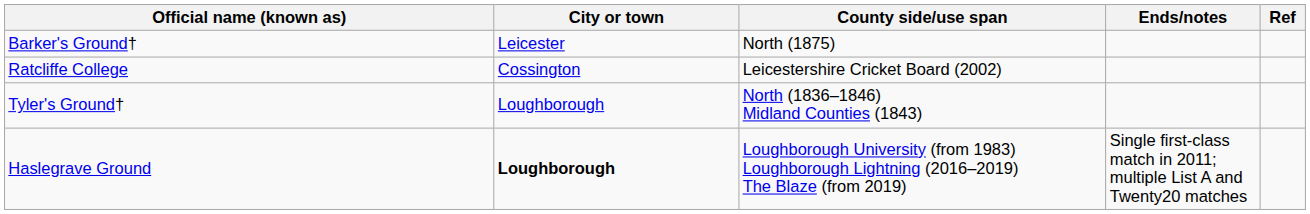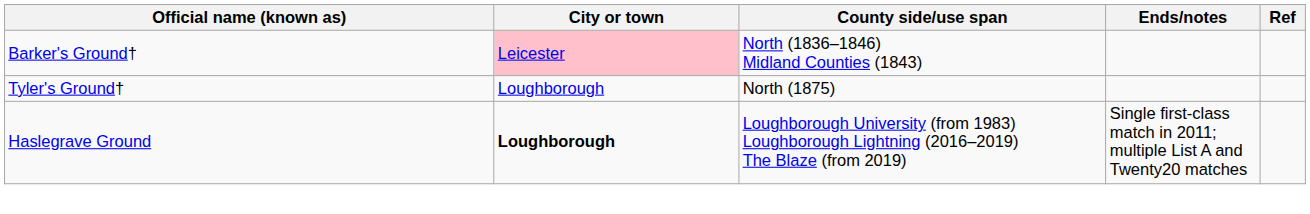(531, 43) no background -> (531, 52) pink background
(789, 43) North (1875) -> (832, 52) North (1836–1846) Midland Counties (1843)
- row: (68, 69)
(832, 105) North (1836–1846) Midland Counties (1843) -> (789, 88) North (1875)
